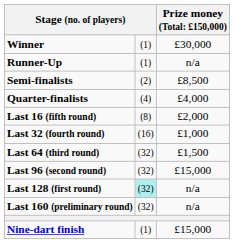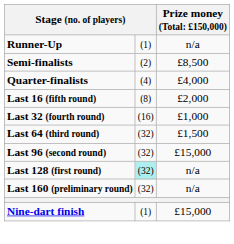- row: (25, 44)
